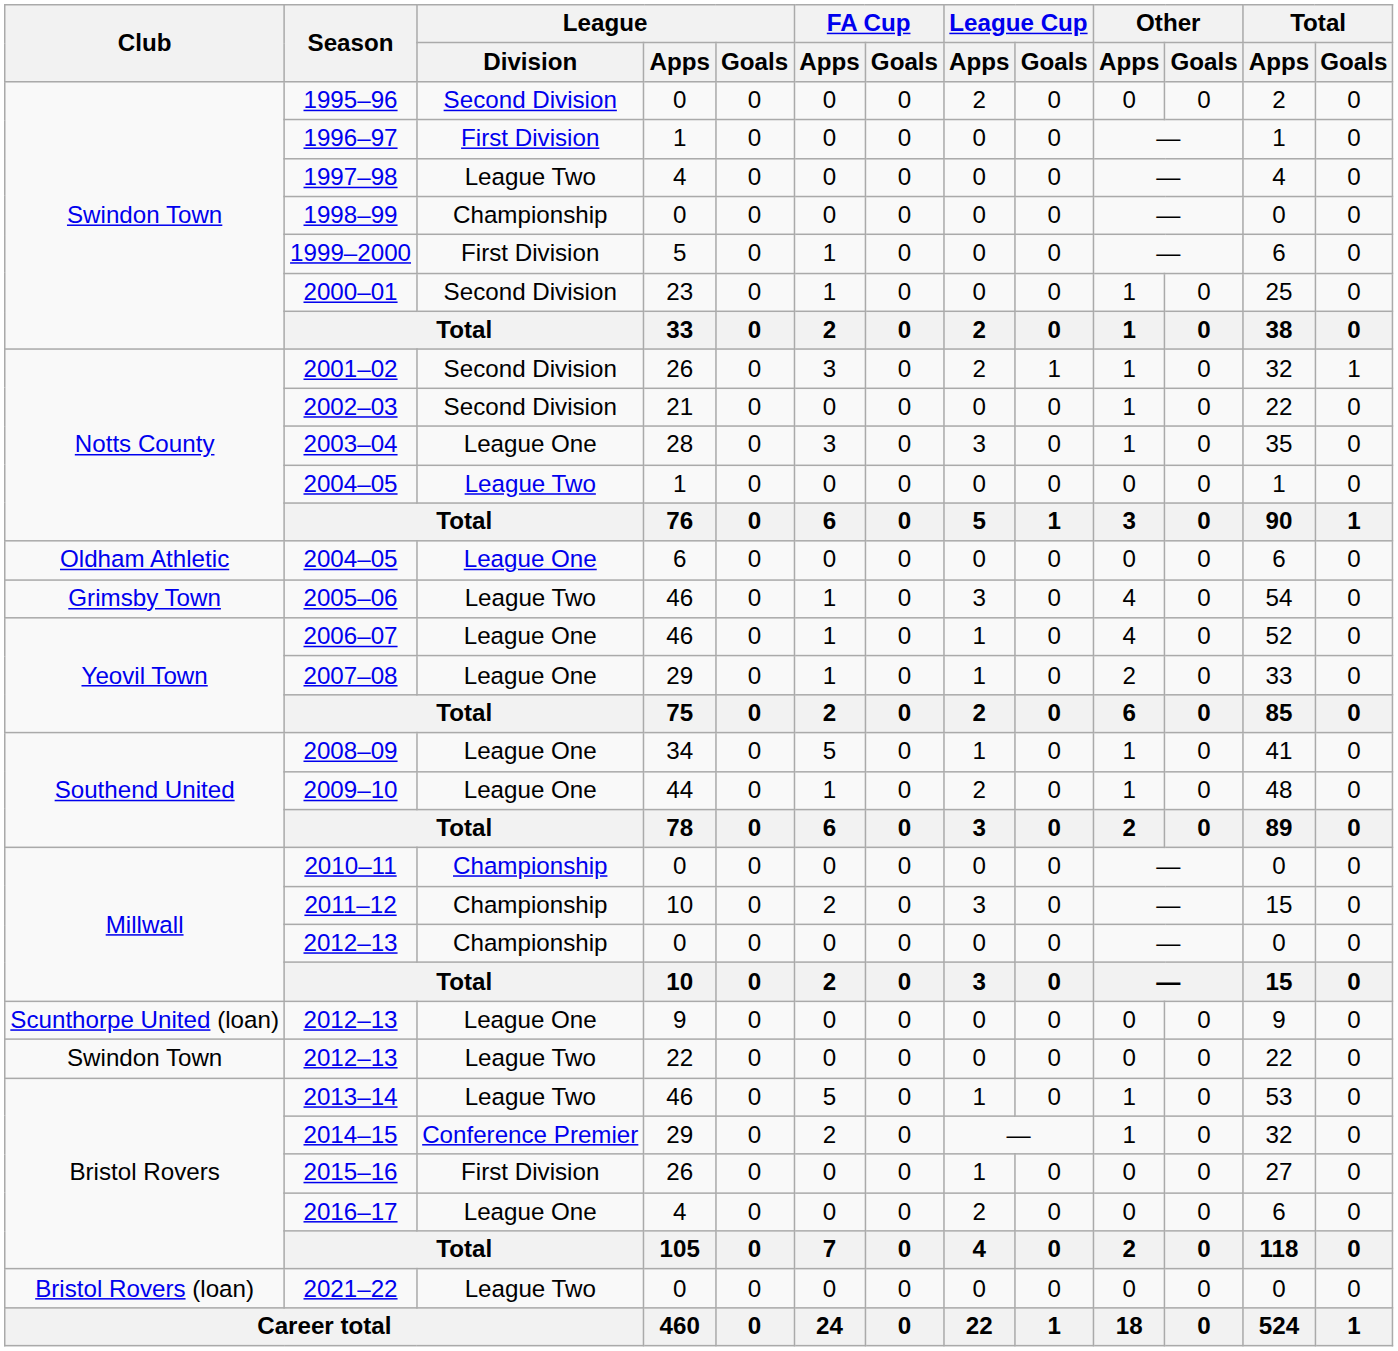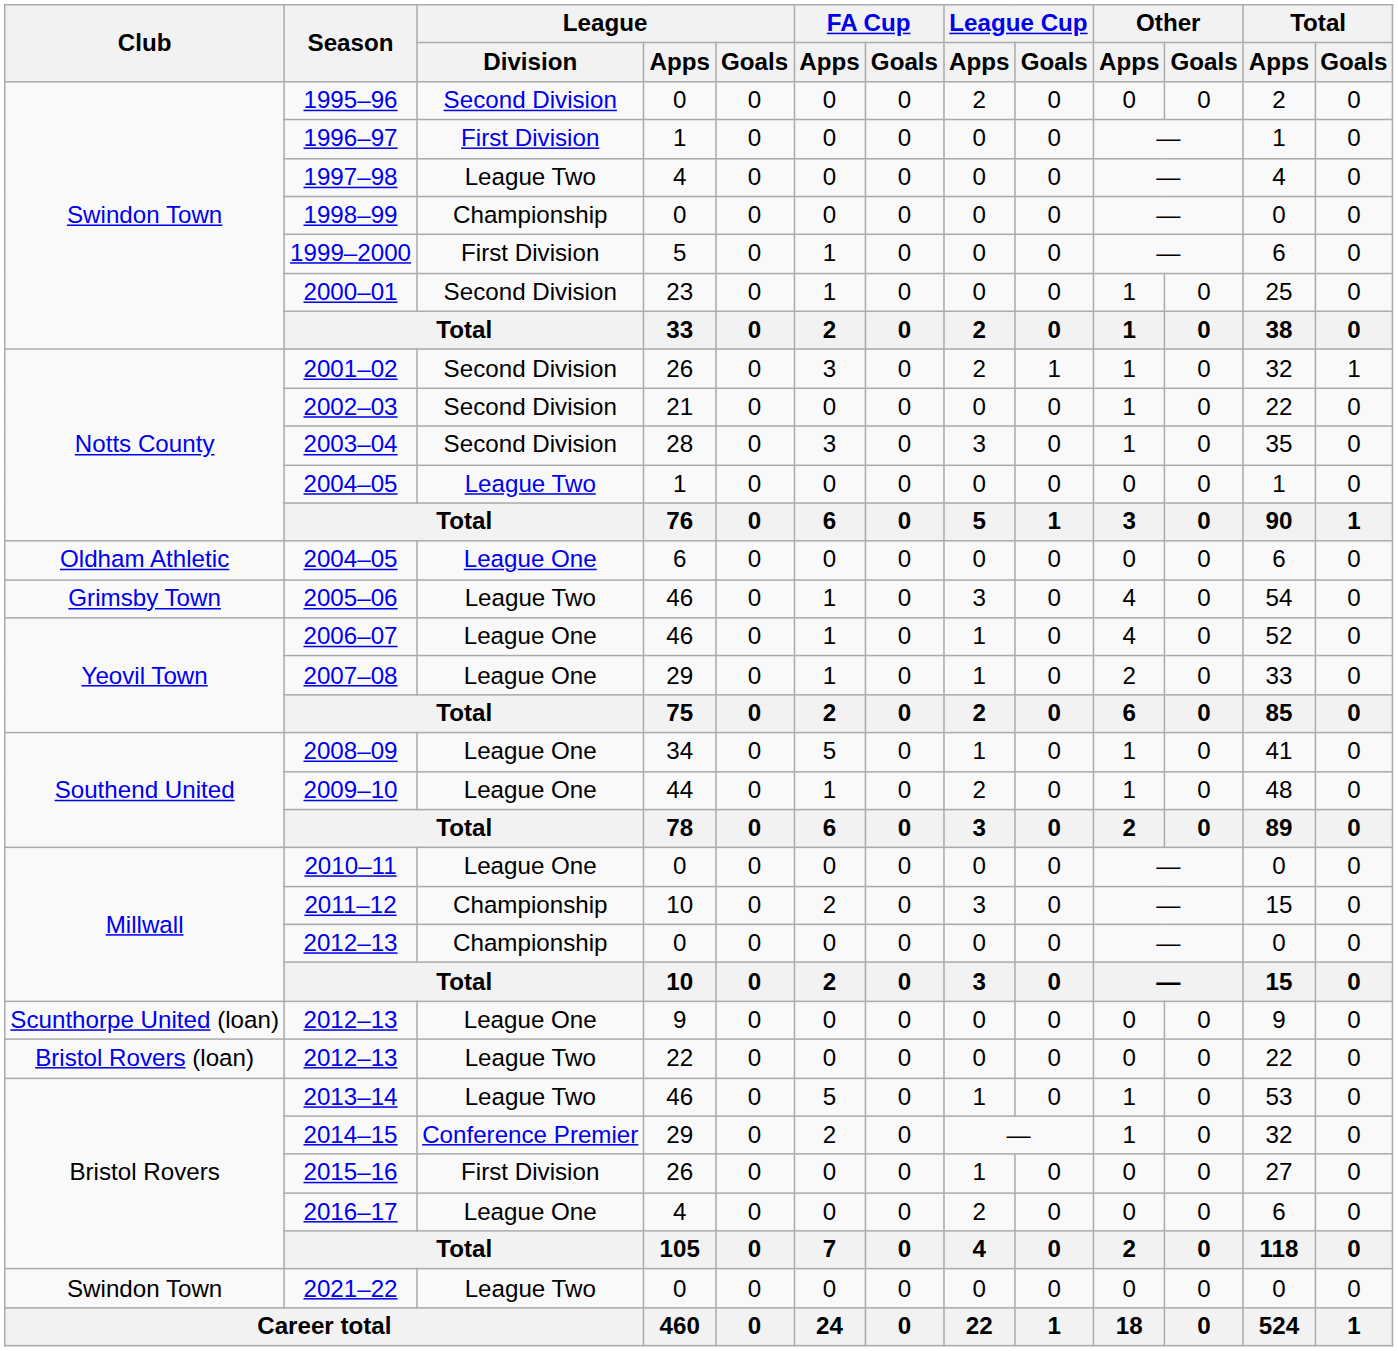(530, 445) League One -> (530, 445) Second Division
(530, 866) Championship -> (530, 866) League One
(145, 1058) Swindon Town -> (145, 1058) Bristol Rovers (loan)
(145, 1288) Bristol Rovers (loan) -> (145, 1288) Swindon Town
